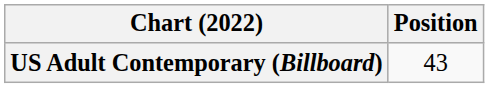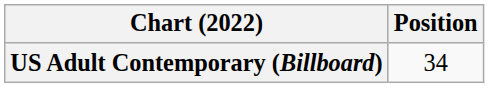(436, 62) 43 -> (436, 62) 34
